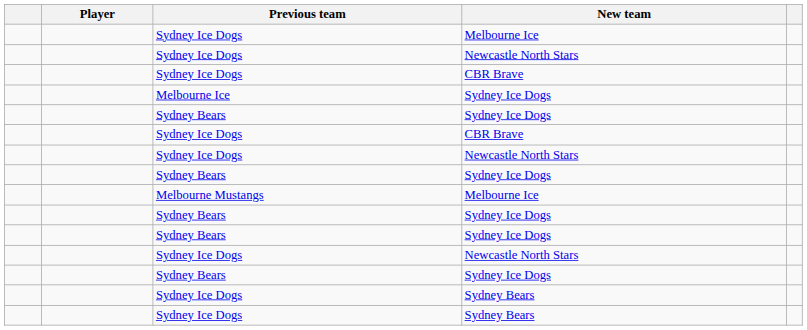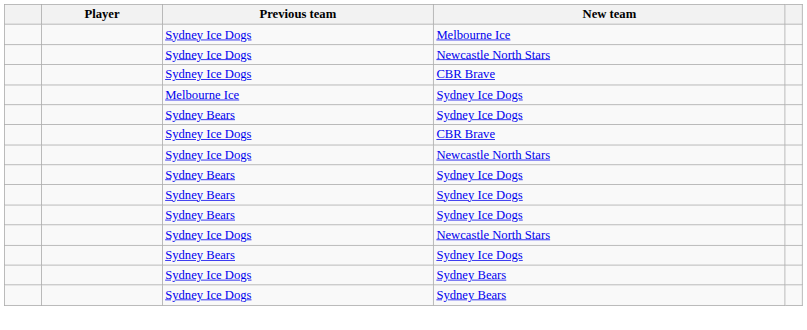- row: (210, 194)
